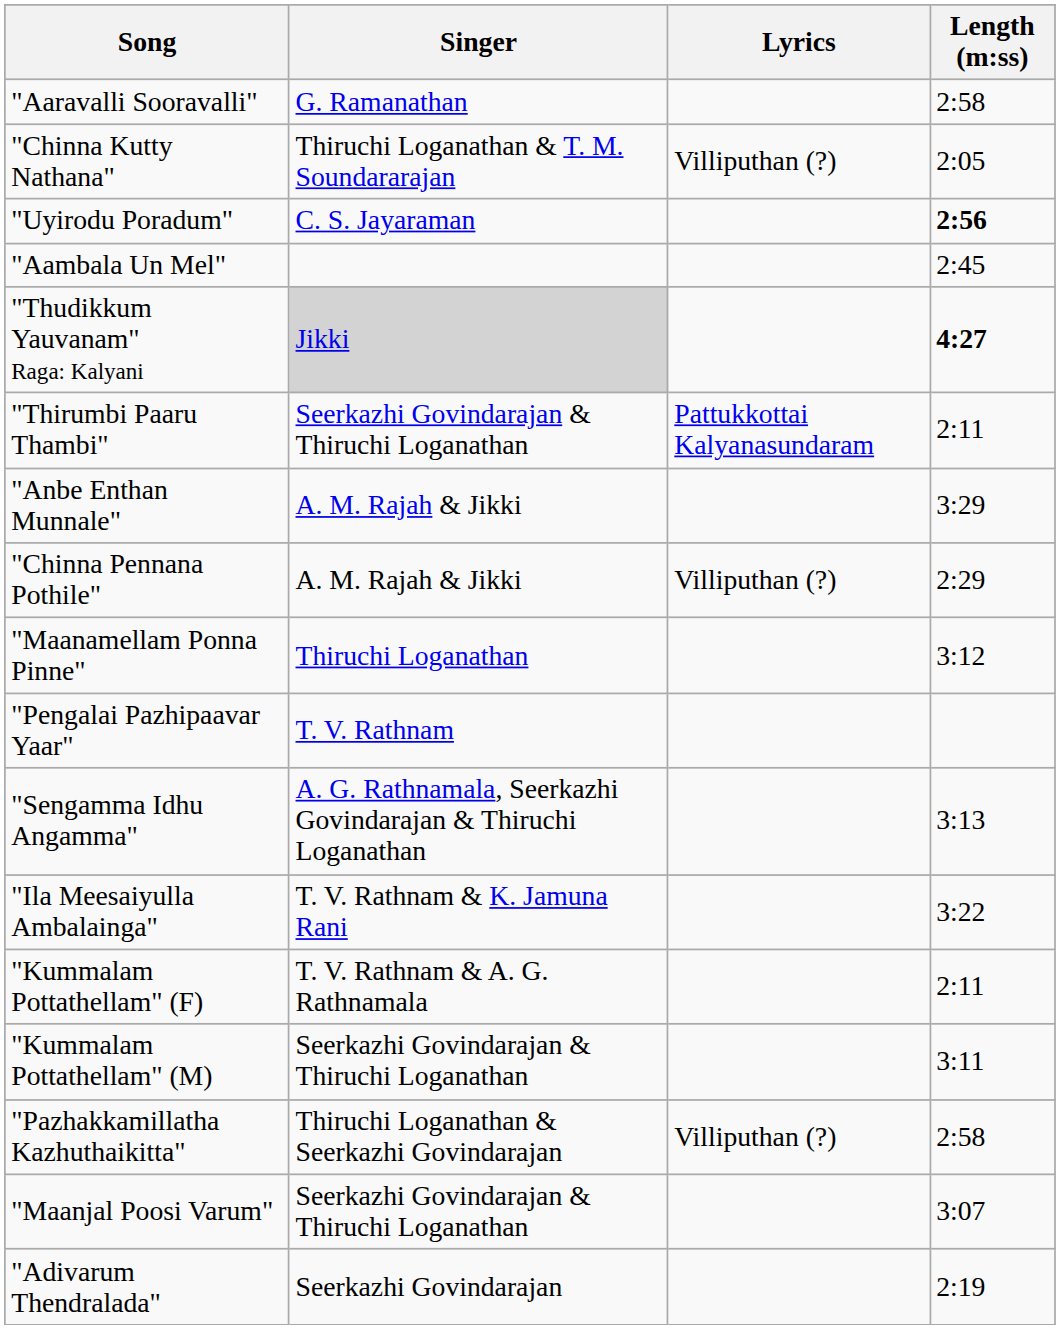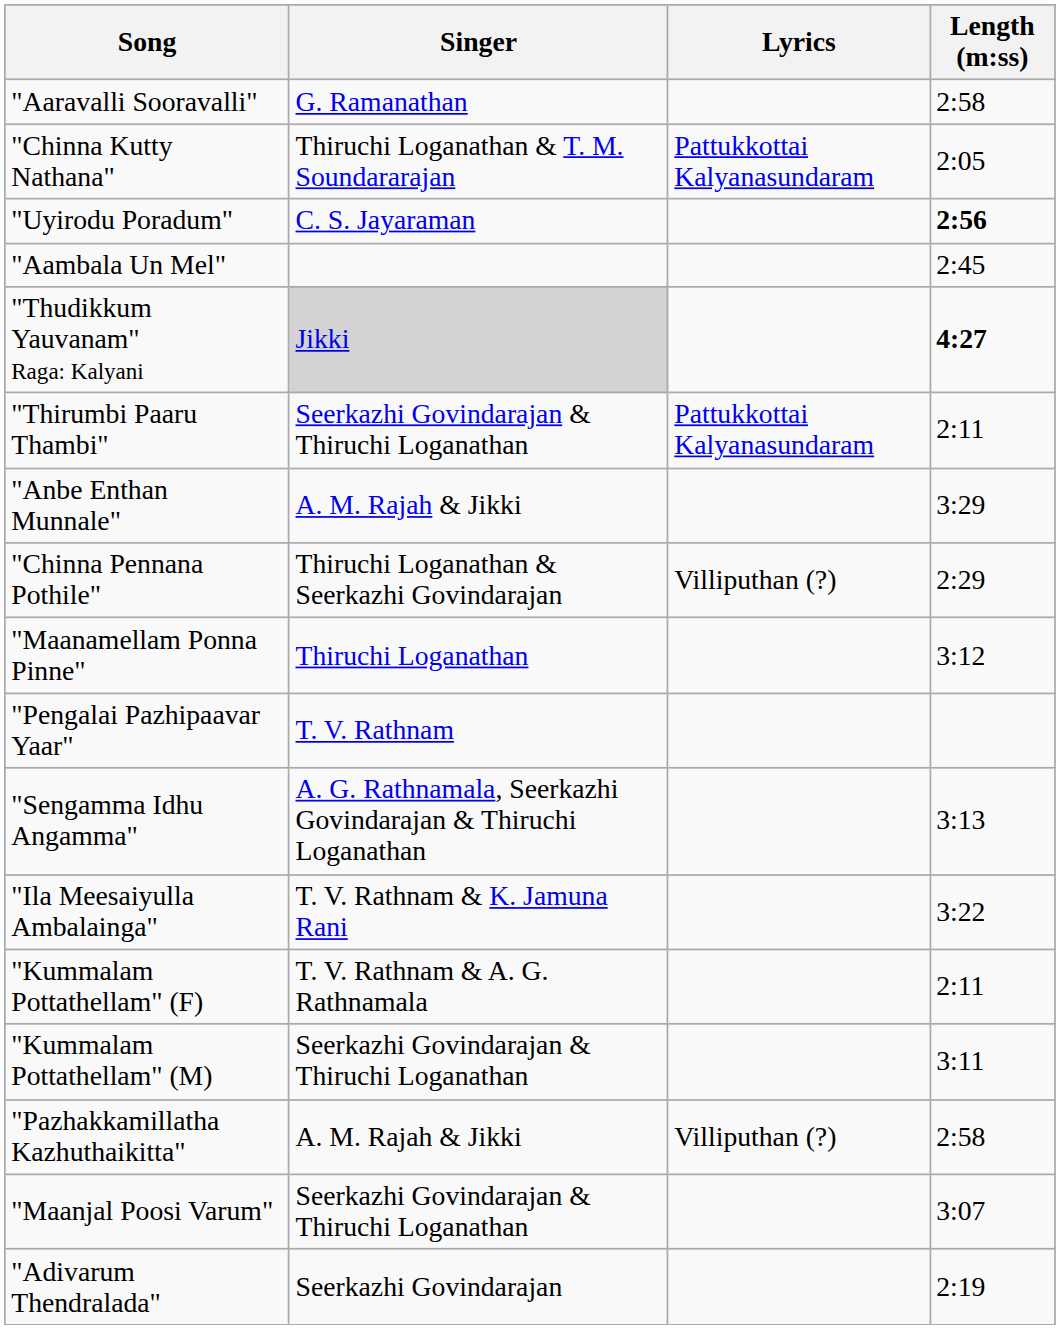(755, 160) Villiputhan (?) -> (774, 160) Pattukkottai Kalyanasundaram
(409, 580) A. M. Rajah & Jikki -> (429, 580) Thiruchi Loganathan & Seerkazhi Govindarajan
(429, 1136) Thiruchi Loganathan & Seerkazhi Govindarajan -> (409, 1136) A. M. Rajah & Jikki
